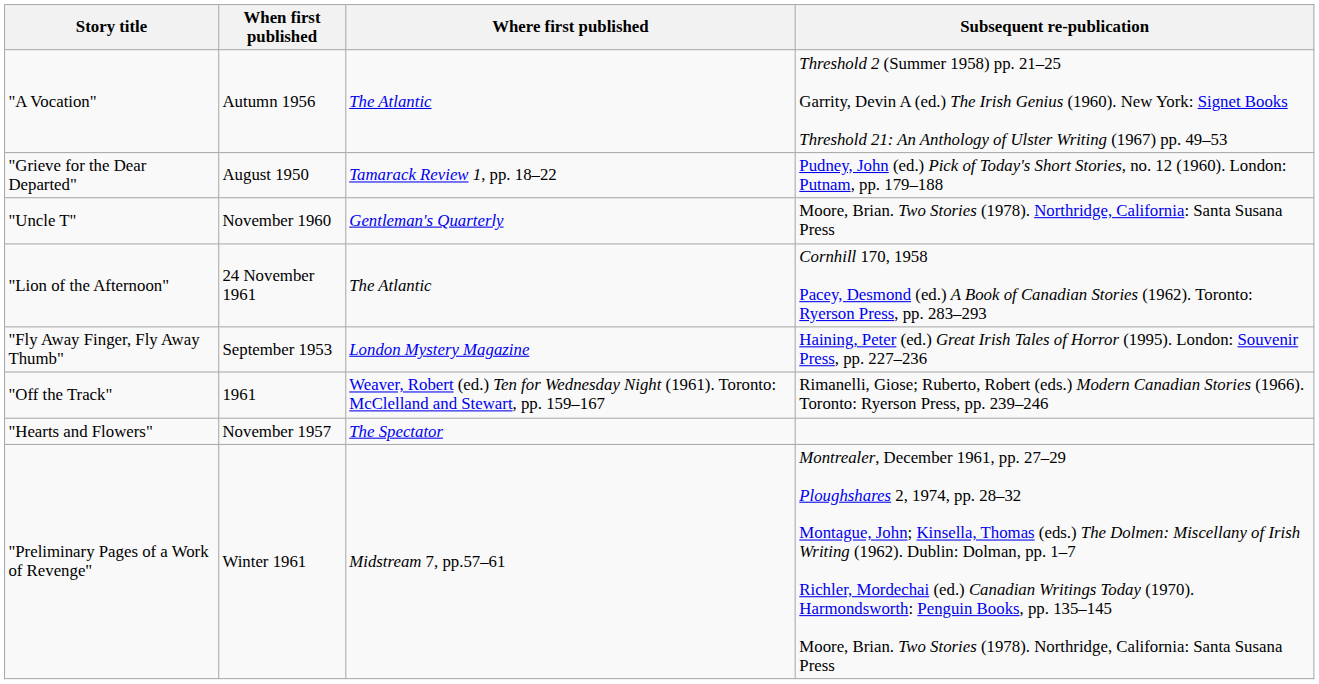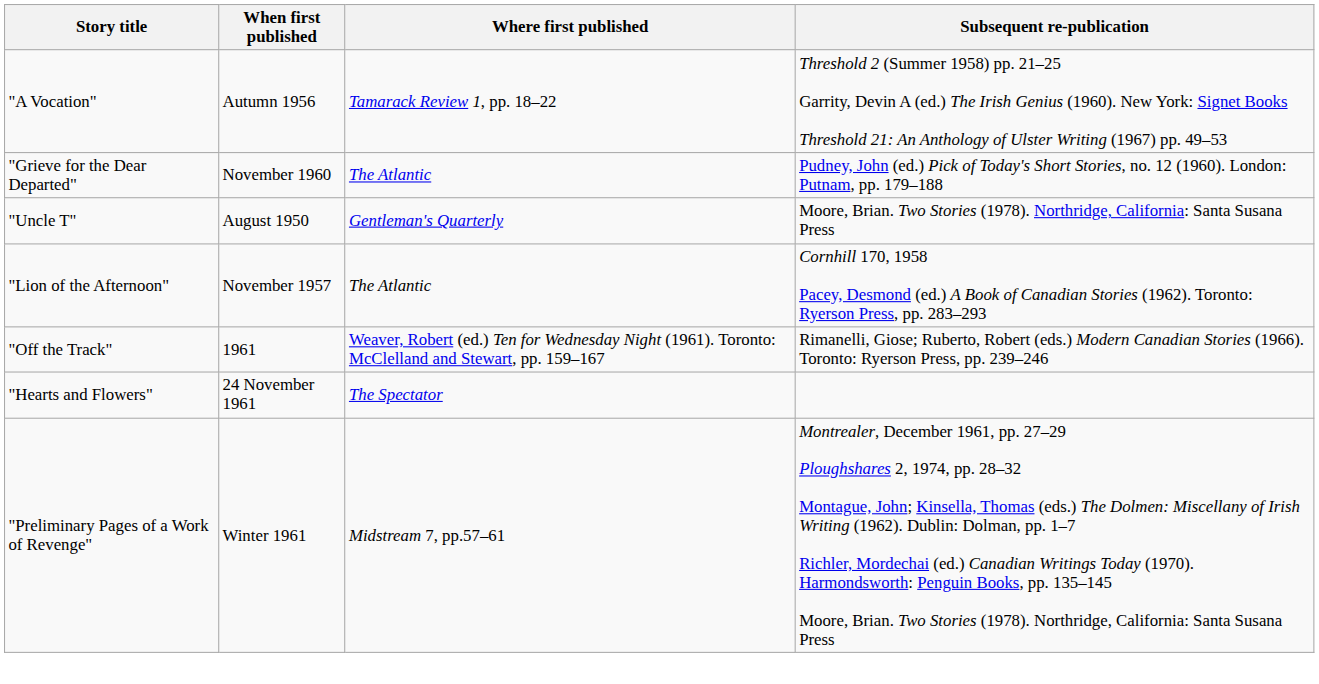(390, 101) The Atlantic -> (453, 101) Tamarack Review 1, pp. 18–22
(266, 175) August 1950 -> (277, 175) November 1960
(453, 175) Tamarack Review 1, pp. 18–22 -> (390, 175) The Atlantic
(277, 220) November 1960 -> (266, 220) August 1950
(268, 285) 24 November 1961 -> (277, 285) November 1957
- row: (104, 349)
(277, 431) November 1957 -> (268, 395) 24 November 1961
